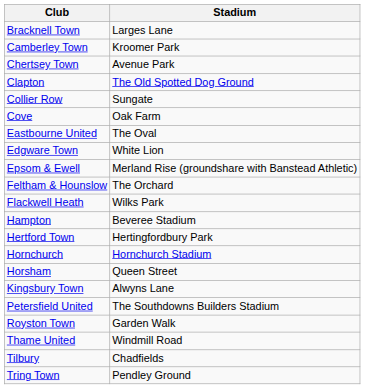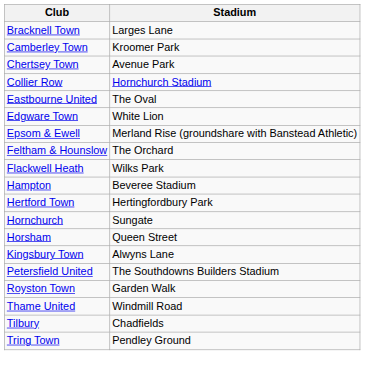- row: (26, 82)
(133, 99) Sungate -> (162, 82) Hornchurch Stadium
- row: (20, 116)
(162, 254) Hornchurch Stadium -> (133, 220) Sungate
